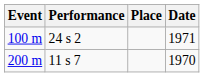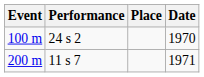(182, 38) 1971 -> (182, 38) 1970
(182, 61) 1970 -> (182, 61) 1971
